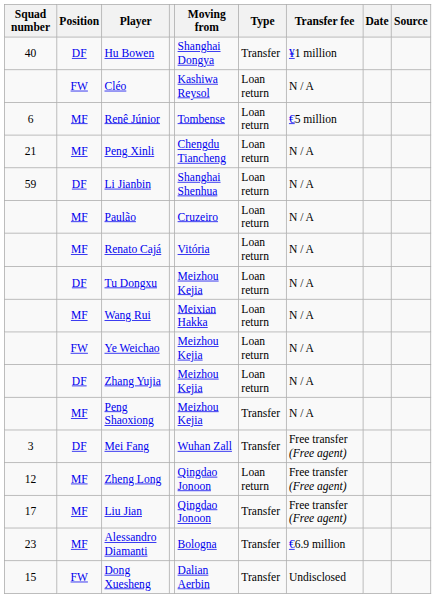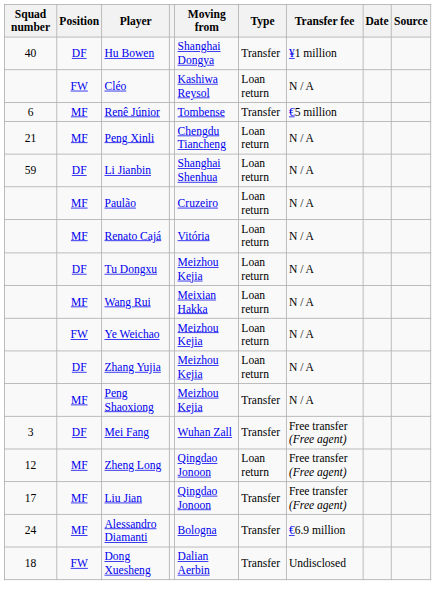(255, 119) Loan return -> (261, 112) Transfer
(31, 544) 23 -> (31, 531) 24
(31, 577) 15 -> (31, 563) 18
